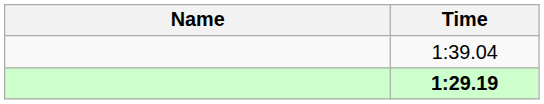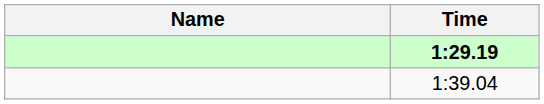rows swapped: (465, 83) <-> (465, 51)
